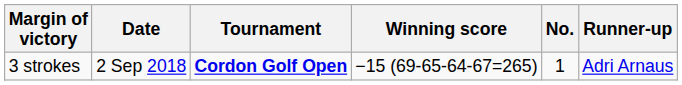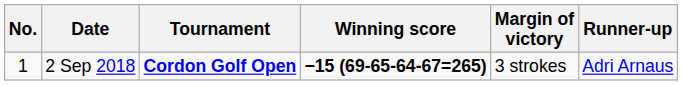columns swapped: (560, 29) <-> (48, 29)
(446, 66) normal -> (396, 66) bold
